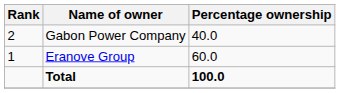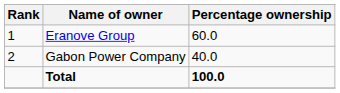rows swapped: (90, 56) <-> (116, 35)
